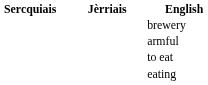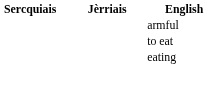- row: (167, 25)
